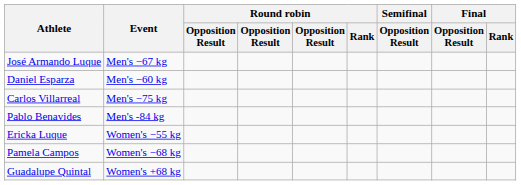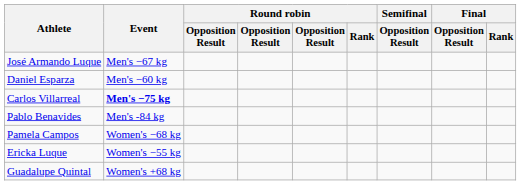(137, 98) normal -> (138, 98) bold
rows swapped: (37, 135) <-> (43, 153)
